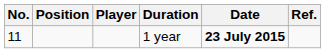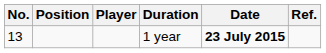(15, 36) 11 -> (15, 36) 13
